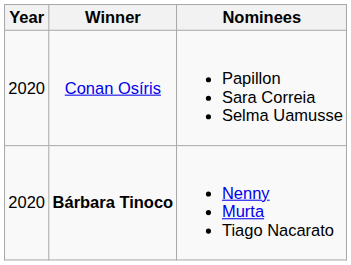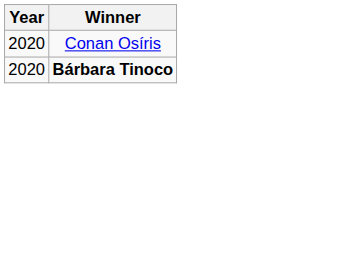- column: (262, 17)
